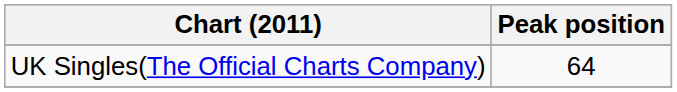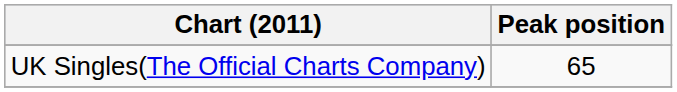(581, 65) 64 -> (581, 65) 65
